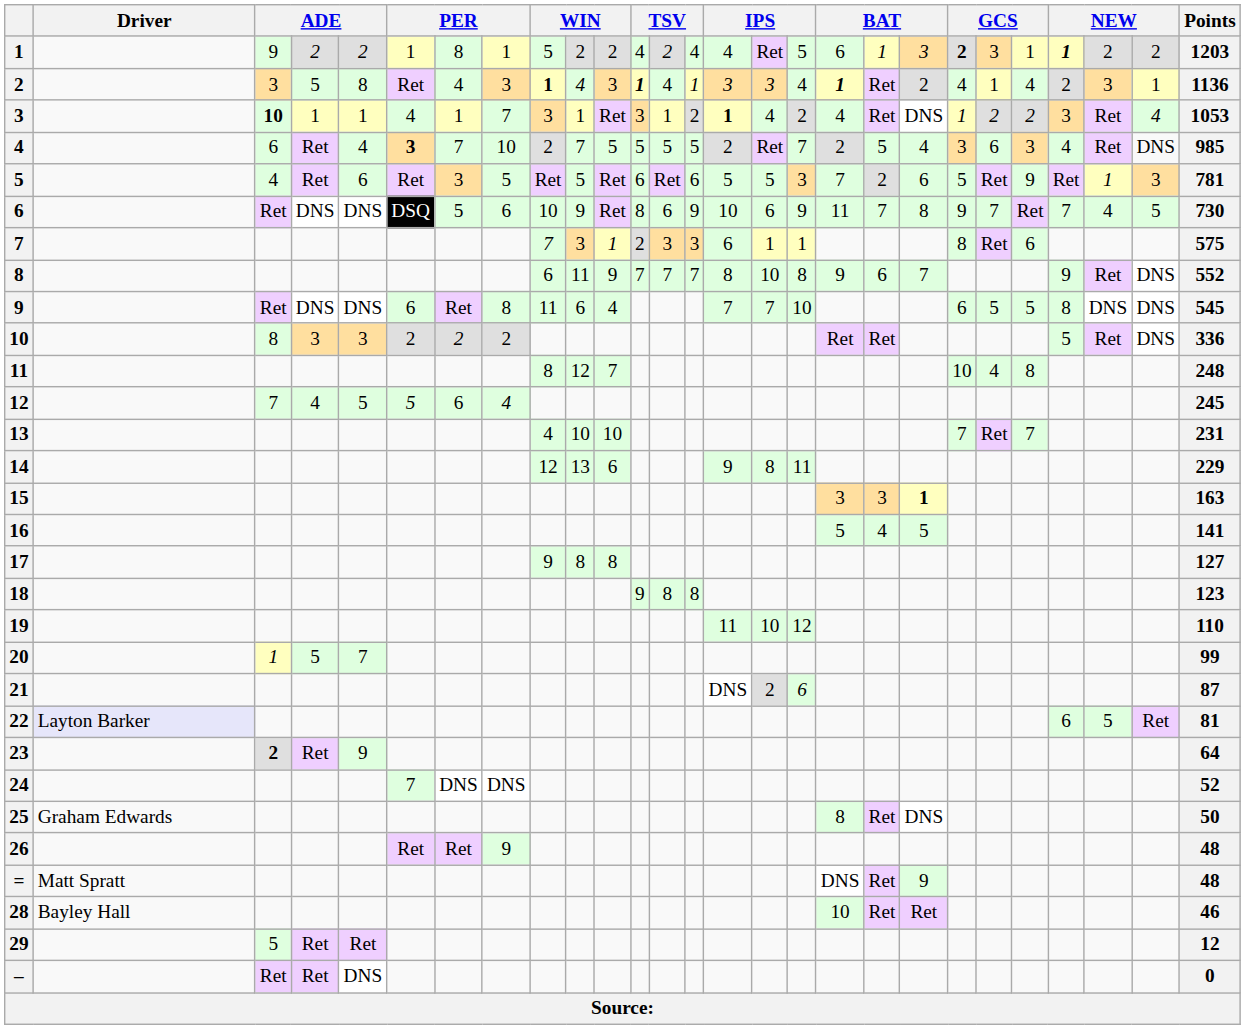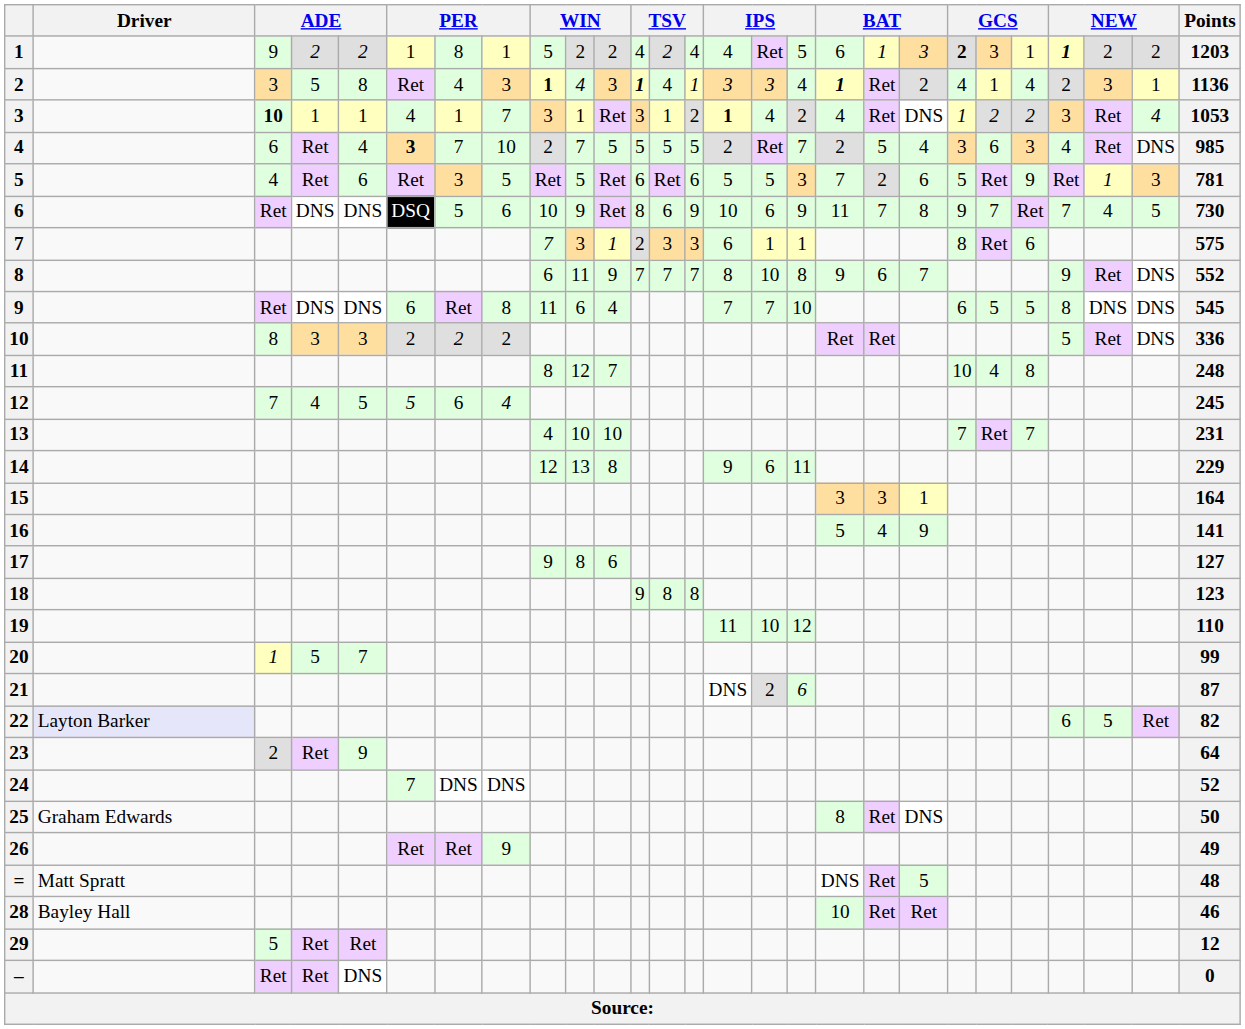(613, 466) 6 -> (613, 466) 8
(770, 466) 8 -> (770, 466) 6
(924, 497) bold -> (924, 497) normal
(1210, 497) 163 -> (1210, 497) 164
(924, 529) 5 -> (924, 529) 9
(613, 561) 8 -> (613, 561) 6
(1210, 720) 81 -> (1210, 720) 82
(273, 752) bold -> (273, 752) normal
(1210, 848) 48 -> (1210, 848) 49
(924, 880) 9 -> (924, 880) 5
